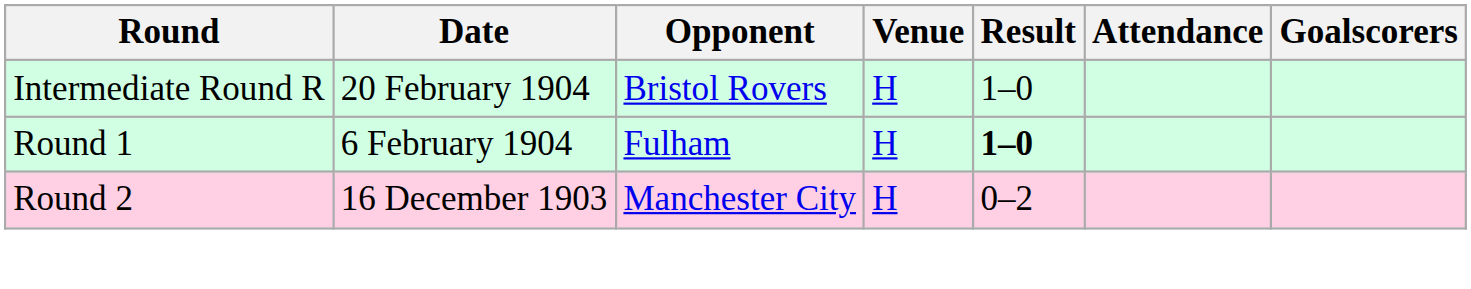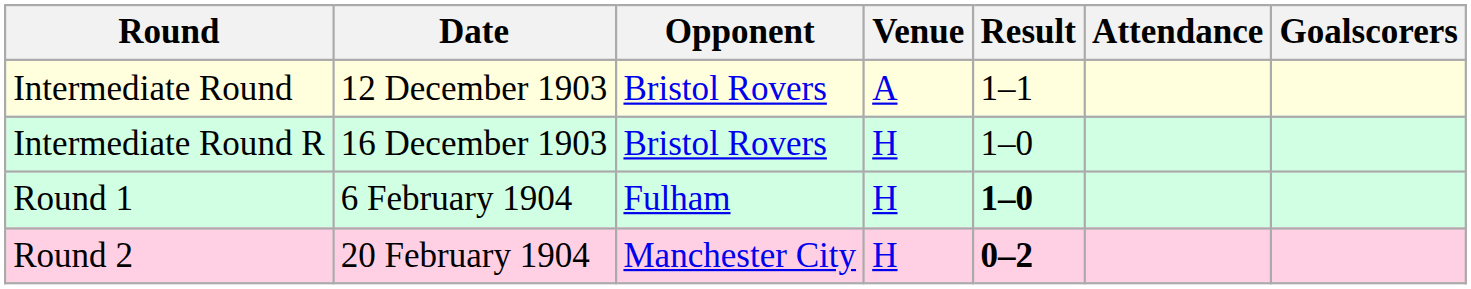+ row: (153, 87)
(465, 87) 20 February 1904 -> (474, 143) 16 December 1903
(474, 198) 16 December 1903 -> (465, 254) 20 February 1904
(1007, 198) normal -> (1007, 254) bold
